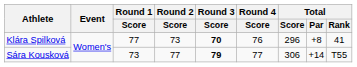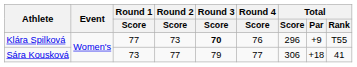(316, 40) +8 -> (316, 40) +9
(339, 40) 41 -> (339, 40) T55
(216, 55) bold -> (216, 55) normal
(316, 55) +14 -> (316, 55) +18
(339, 55) T55 -> (339, 55) 41
